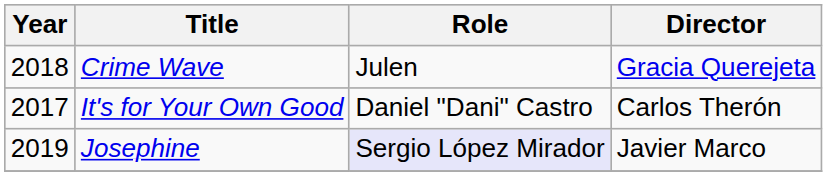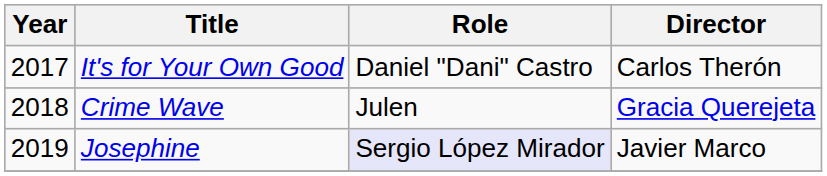rows swapped: (212, 107) <-> (152, 66)
